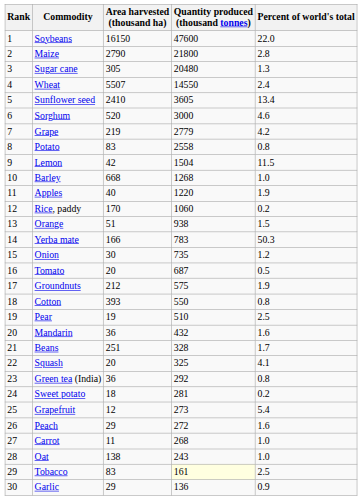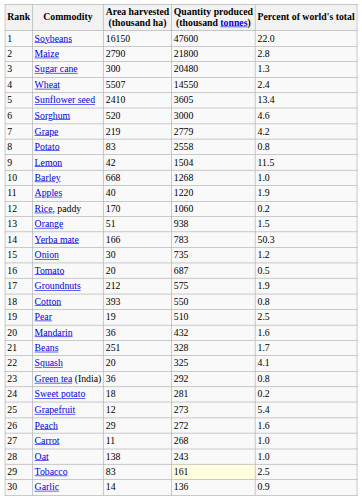(113, 69) 305 -> (113, 69) 300
(111, 487) 29 -> (111, 487) 14
